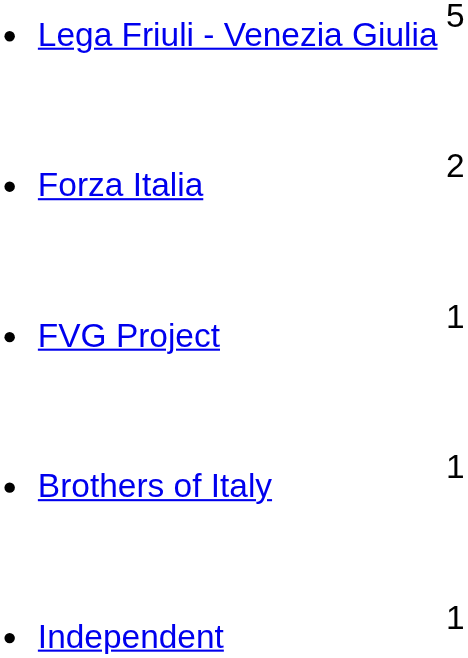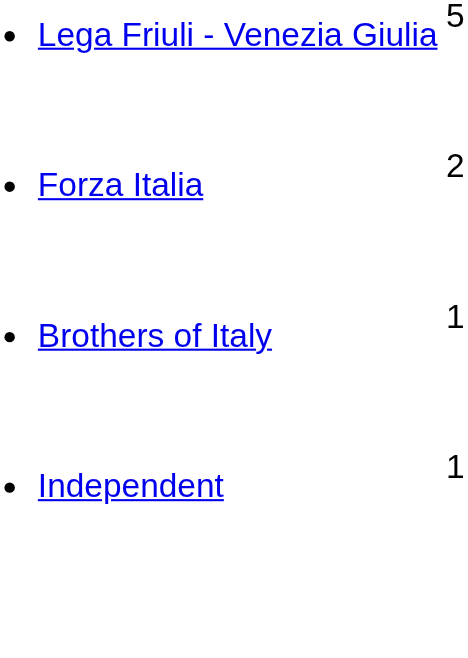- row: (196, 336)
